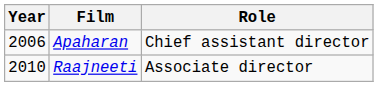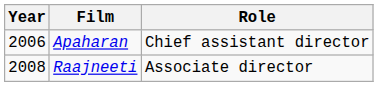(27, 68) 2010 -> (27, 68) 2008
